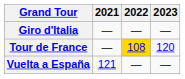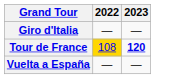- column: (107, 13)
(165, 47) normal -> (136, 47) bold
